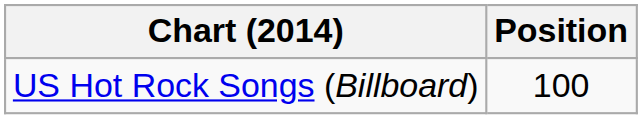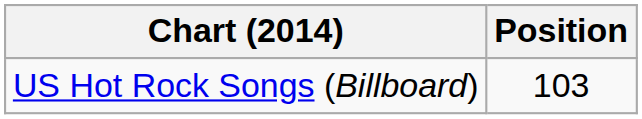(561, 85) 100 -> (561, 85) 103
